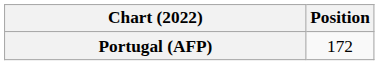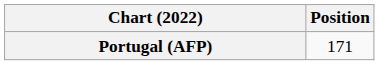(340, 45) 172 -> (340, 45) 171
